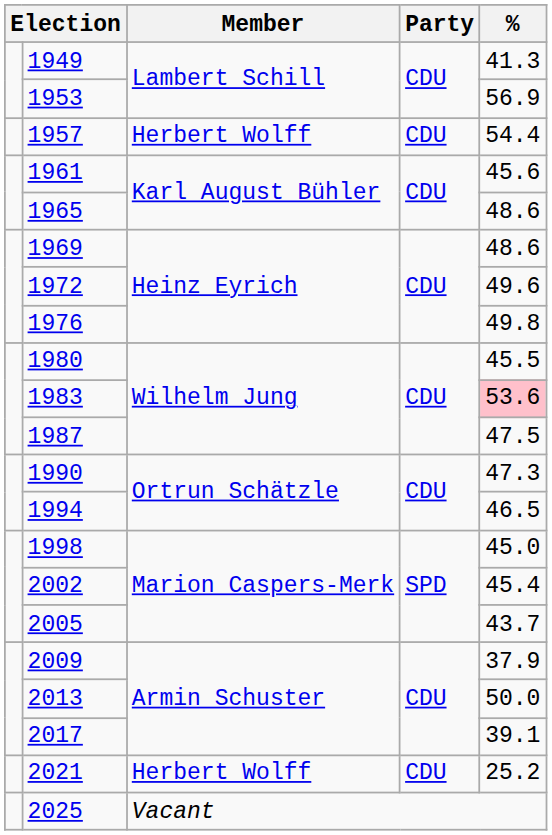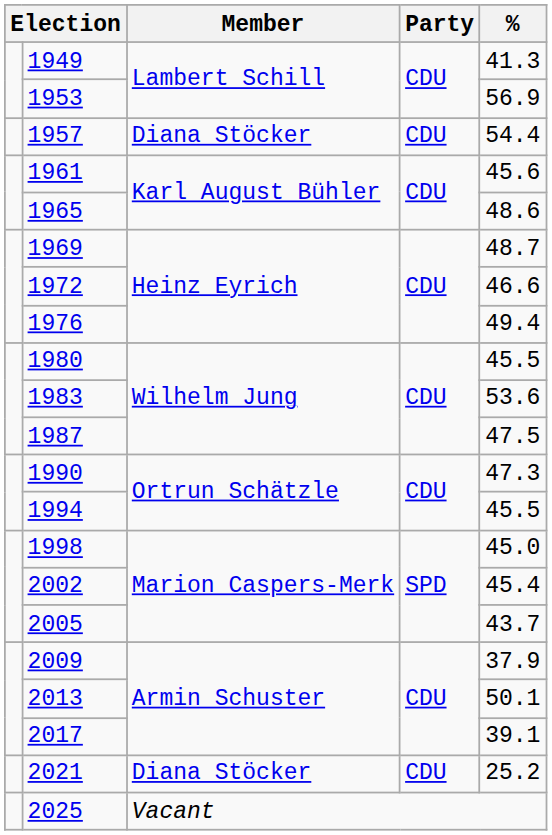(222, 136) Herbert Wolff -> (222, 136) Diana Stöcker
(513, 249) 48.6 -> (513, 249) 48.7
(513, 286) 49.6 -> (513, 286) 46.6
(513, 324) 49.8 -> (513, 324) 49.4
(513, 399) pink background -> (513, 399) no background
(513, 511) 46.5 -> (513, 511) 45.5
(513, 699) 50.0 -> (513, 699) 50.1
(222, 774) Herbert Wolff -> (222, 774) Diana Stöcker
